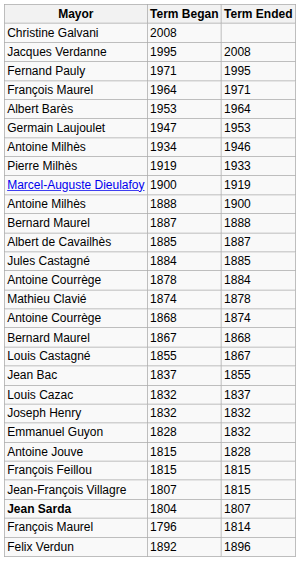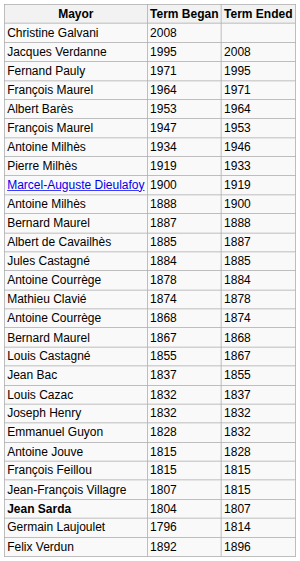(56, 128) Germain Laujoulet -> (50, 128) François Maurel
(50, 527) François Maurel -> (56, 527) Germain Laujoulet
